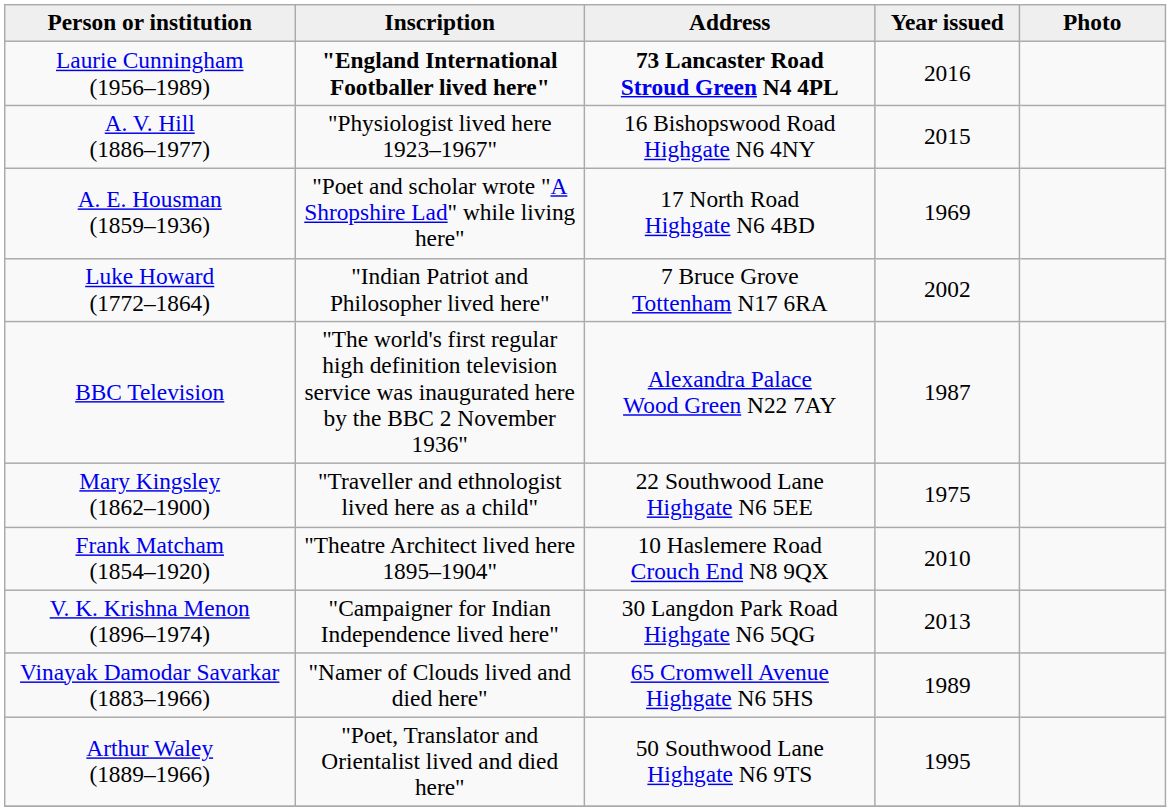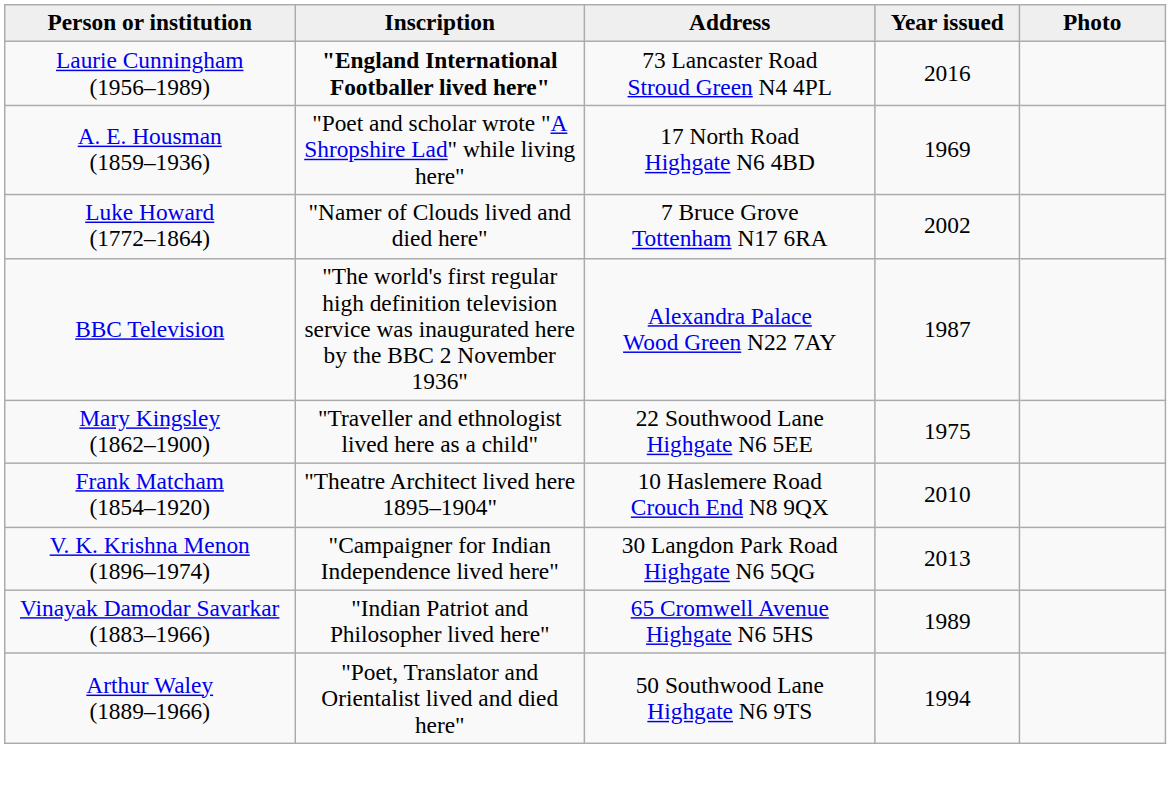(730, 73) bold -> (730, 73) normal
- row: (150, 136)
(440, 289) "Indian Patriot and Philosopher lived here" -> (440, 226) "Namer of Clouds lived and died here"
(440, 684) "Namer of Clouds lived and died here" -> (440, 621) "Indian Patriot and Philosopher lived here"
(947, 761) 1995 -> (947, 698) 1994
